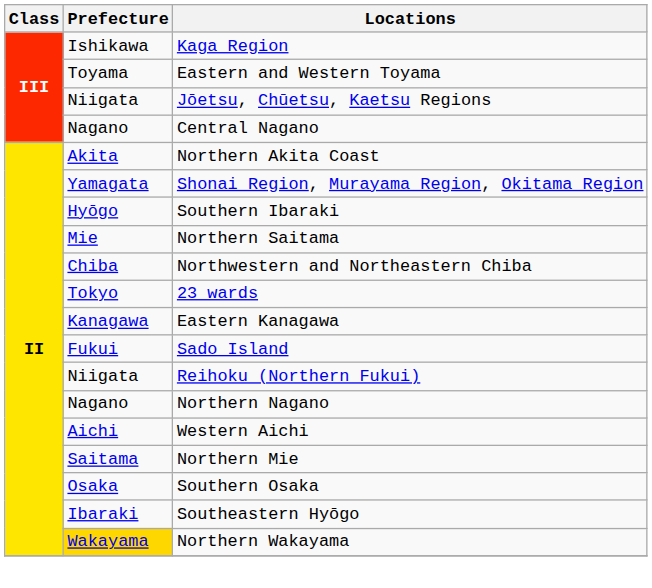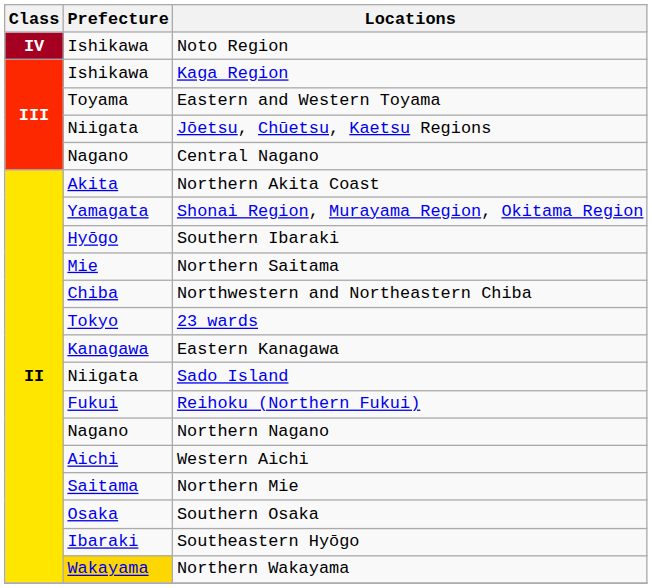+ row: (233, 46)
(93, 349) Fukui -> (103, 376) Niigata
(103, 376) Niigata -> (93, 404) Fukui
